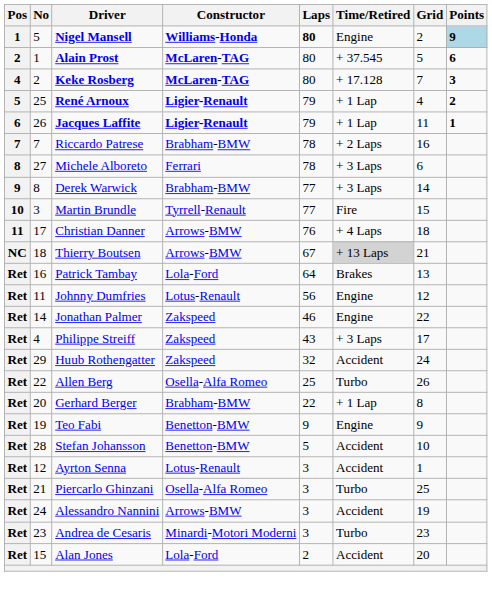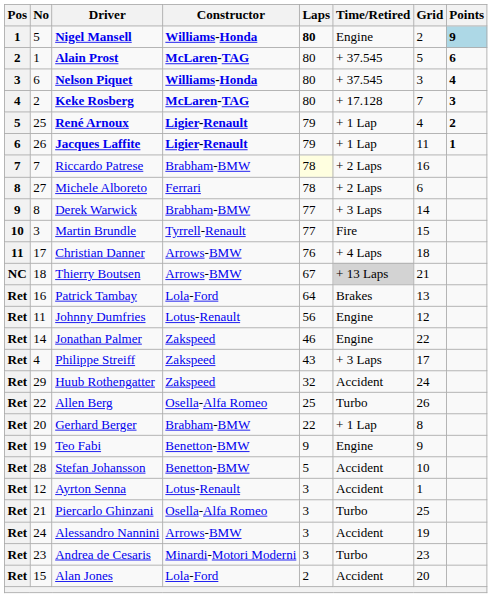+ row: (94, 80)
(309, 144) no background -> (309, 166) lightyellow background
(359, 166) + 3 Laps -> (359, 187) + 2 Laps
